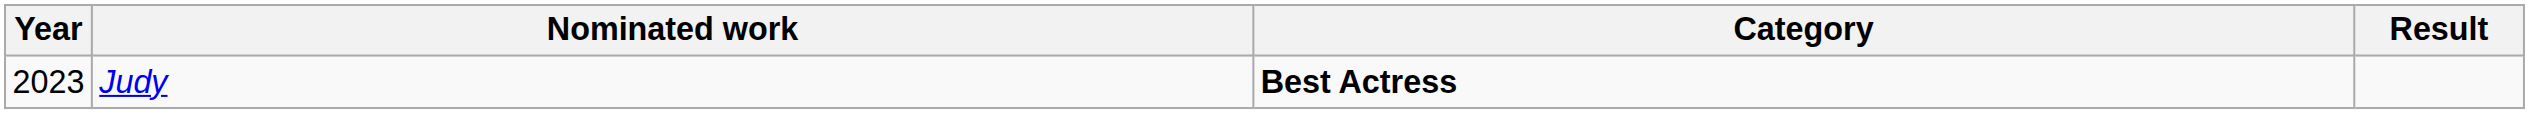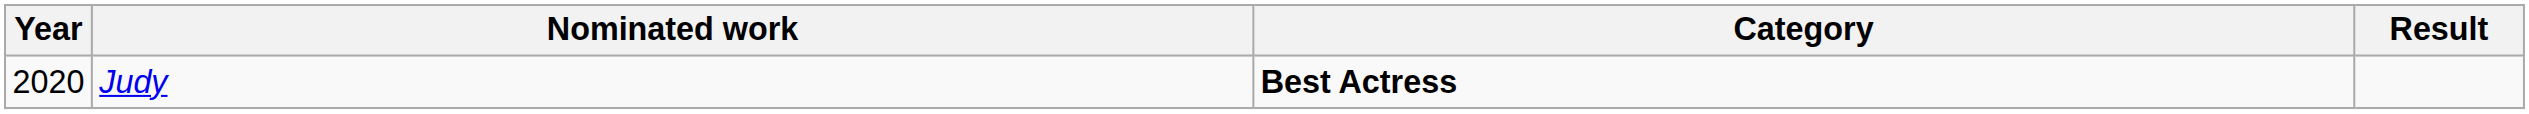(48, 81) 2023 -> (48, 81) 2020
